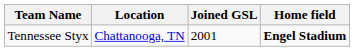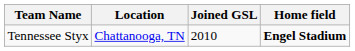(204, 35) 2001 -> (204, 35) 2010
